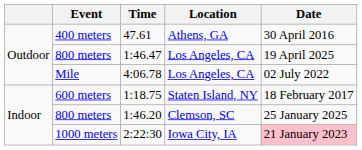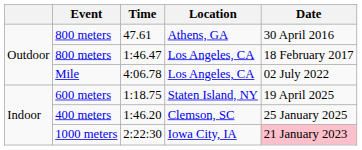(83, 34) 400 meters -> (83, 34) 800 meters
(299, 54) 19 April 2025 -> (309, 54) 18 February 2017
(309, 94) 18 February 2017 -> (299, 94) 19 April 2025
(83, 114) 800 meters -> (83, 114) 400 meters
